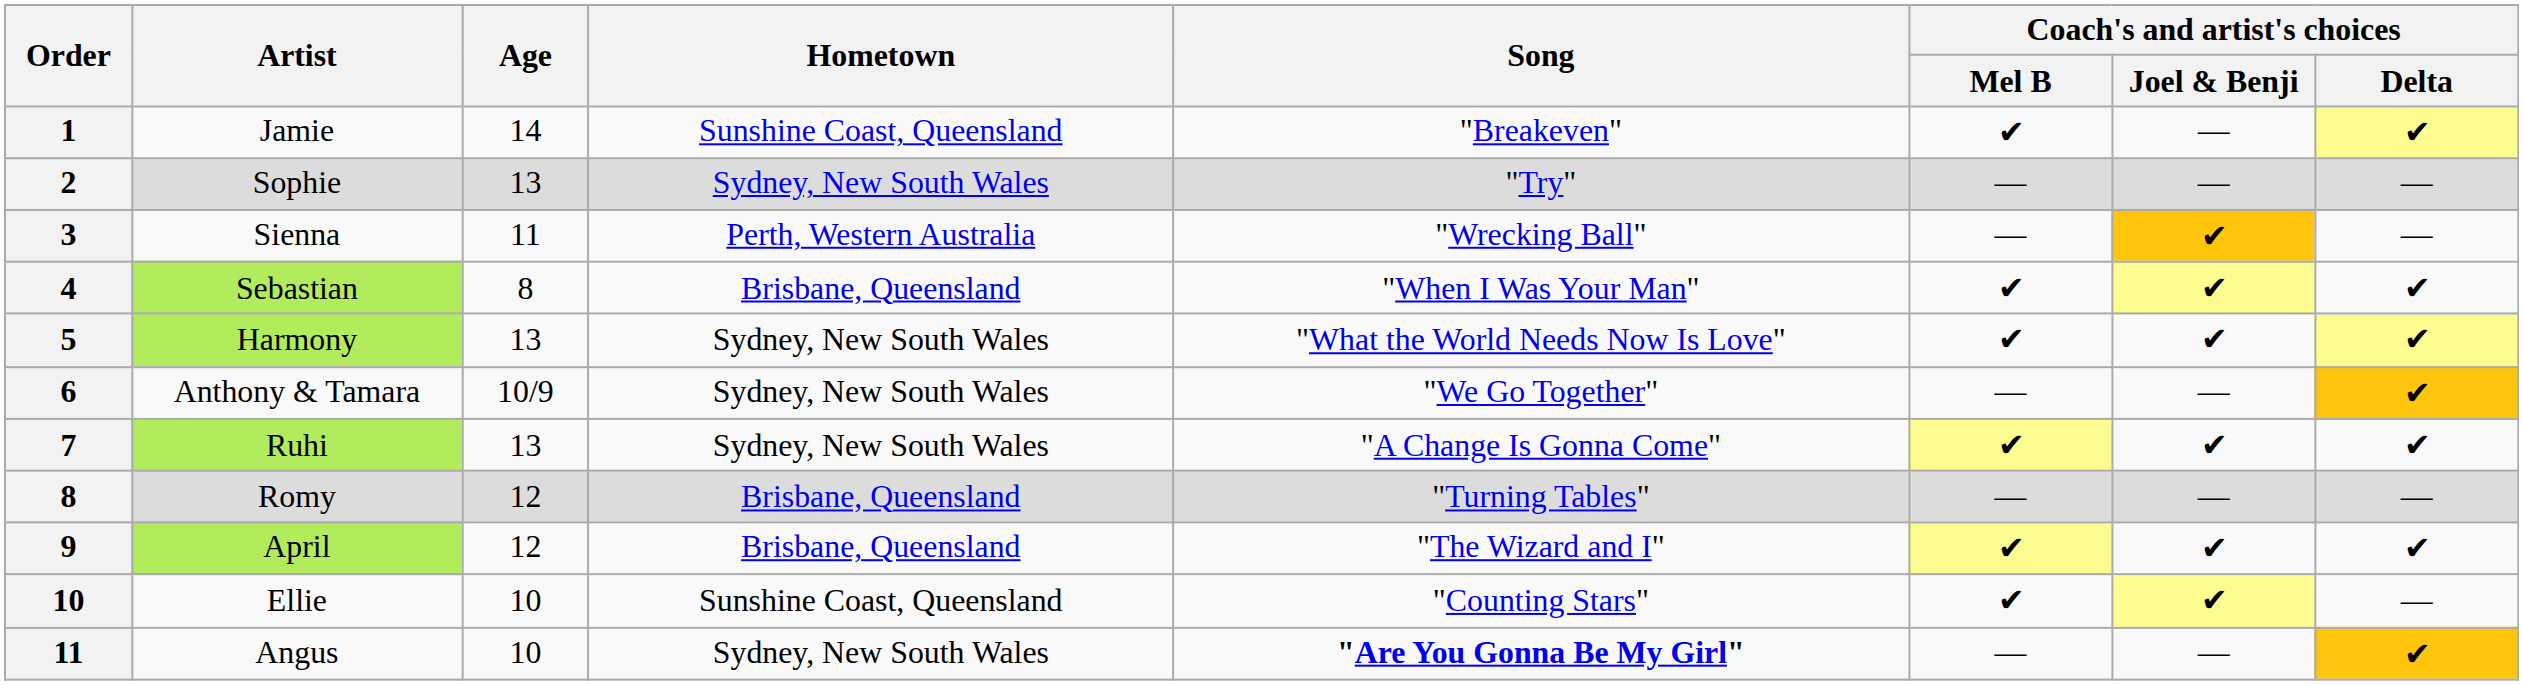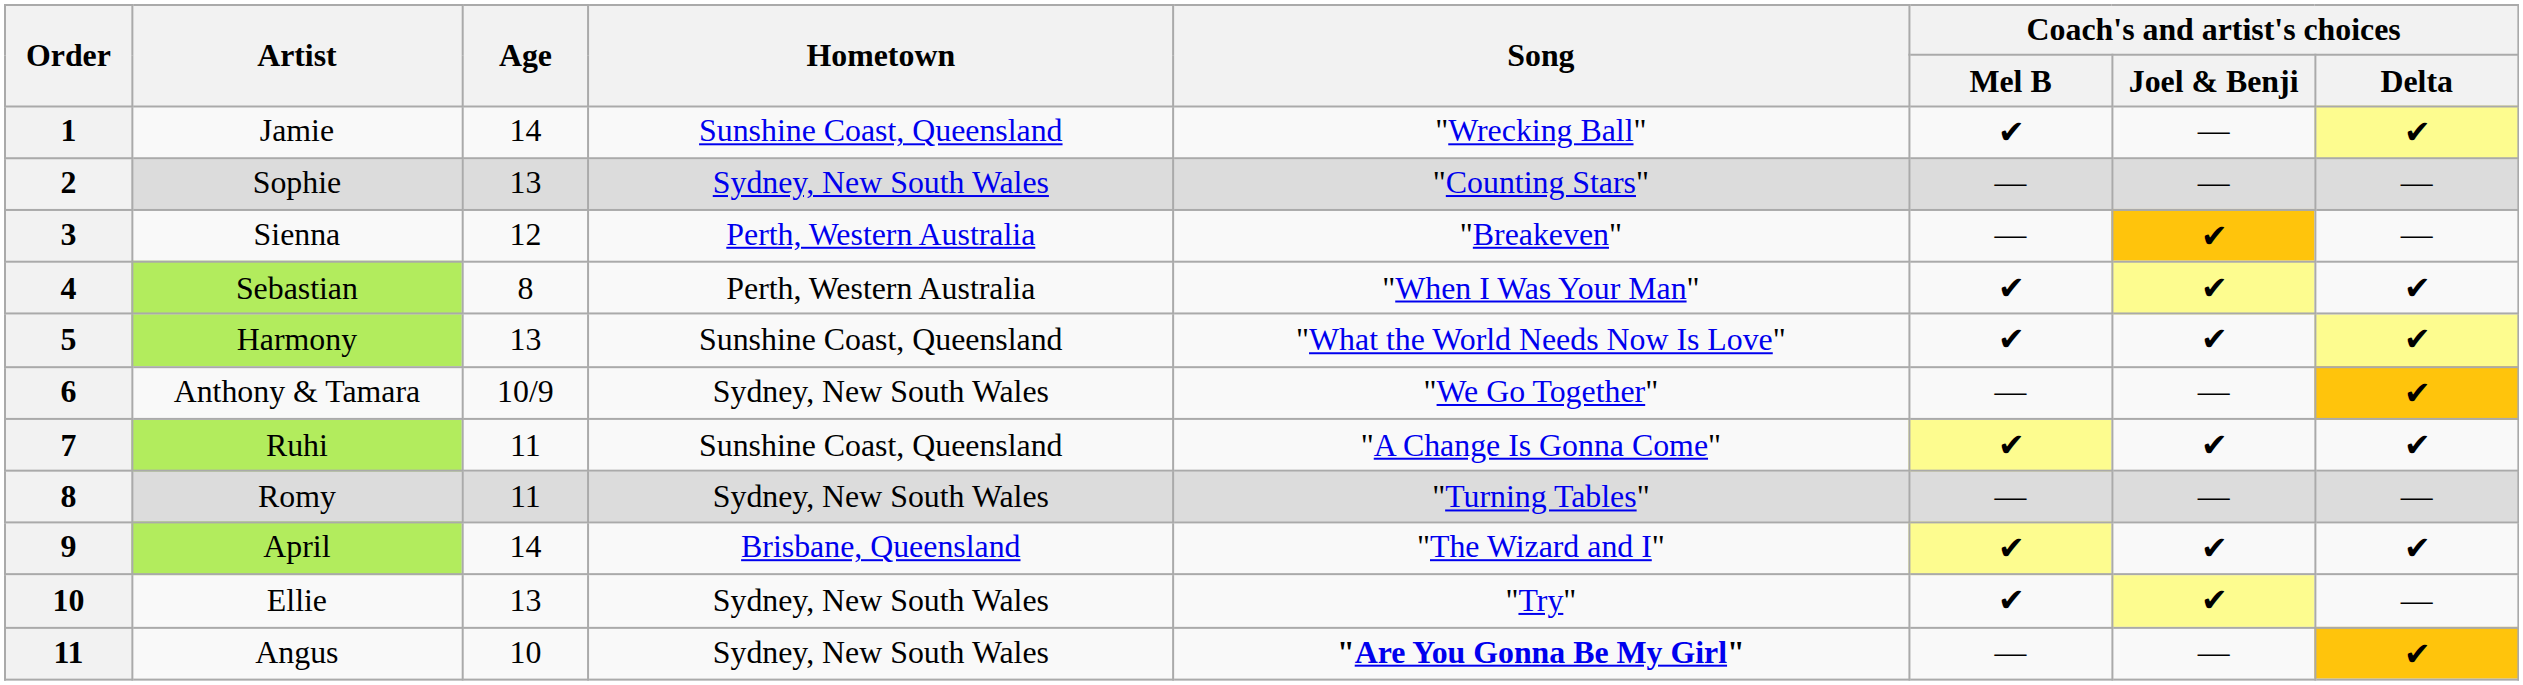(1541, 131) "Breakeven" -> (1541, 131) "Wrecking Ball"
(1541, 183) "Try" -> (1541, 183) "Counting Stars"
(525, 234) 11 -> (525, 234) 12
(1541, 234) "Wrecking Ball" -> (1541, 234) "Breakeven"
(881, 287) Brisbane, Queensland -> (881, 287) Perth, Western Australia
(881, 339) Sydney, New South Wales -> (881, 339) Sunshine Coast, Queensland
(525, 444) 13 -> (525, 444) 11
(881, 444) Sydney, New South Wales -> (881, 444) Sunshine Coast, Queensland
(525, 496) 12 -> (525, 496) 11
(881, 496) Brisbane, Queensland -> (881, 496) Sydney, New South Wales
(525, 547) 12 -> (525, 547) 14
(525, 600) 10 -> (525, 600) 13
(881, 600) Sunshine Coast, Queensland -> (881, 600) Sydney, New South Wales
(1541, 600) "Counting Stars" -> (1541, 600) "Try"
